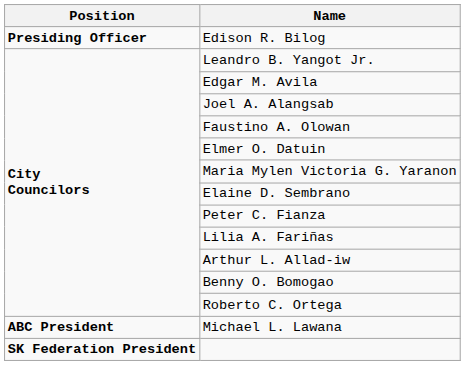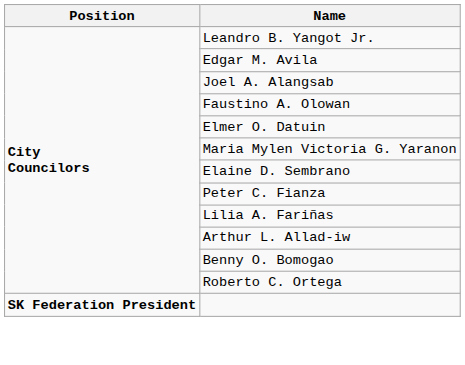- row: (264, 38)
- row: (272, 327)
